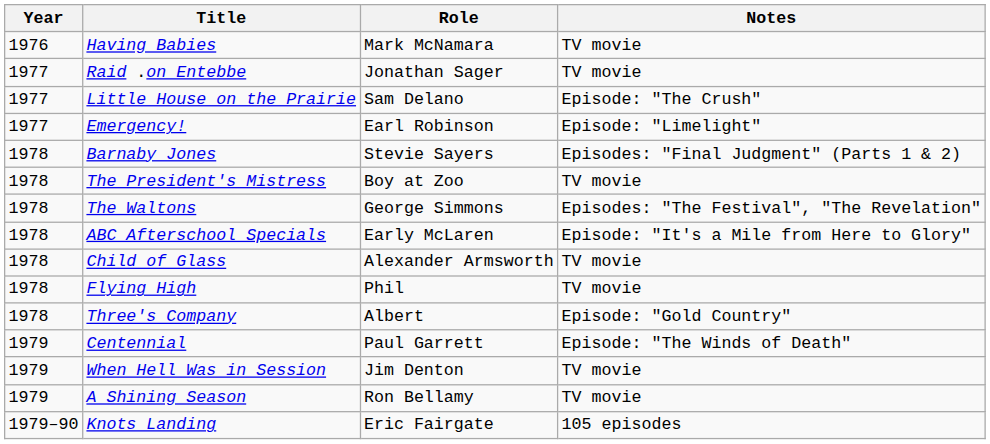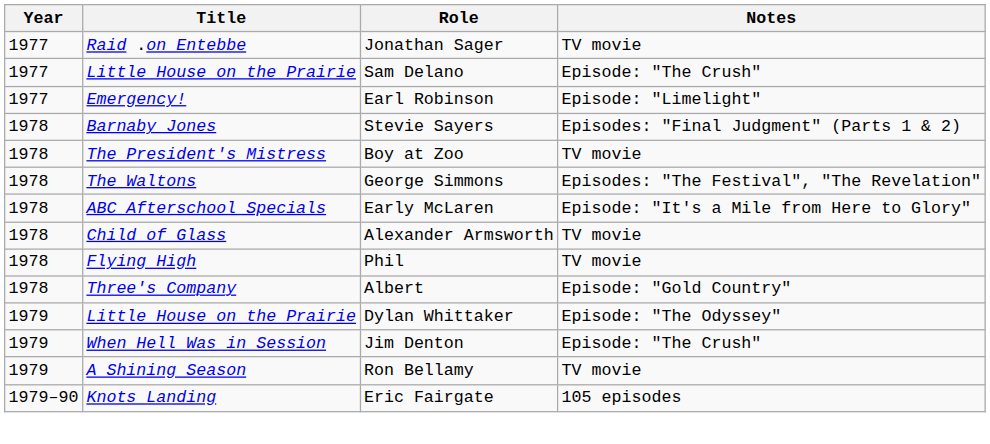- row: (429, 45)
- row: (424, 344)
+ row: (439, 317)
(602, 371) TV movie -> (661, 344) Episode: "The Crush"
